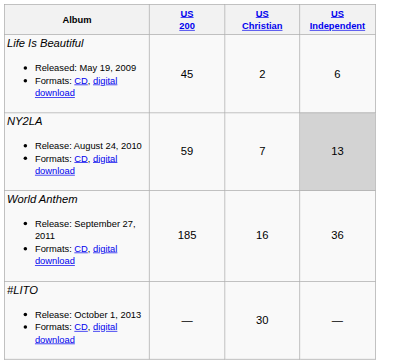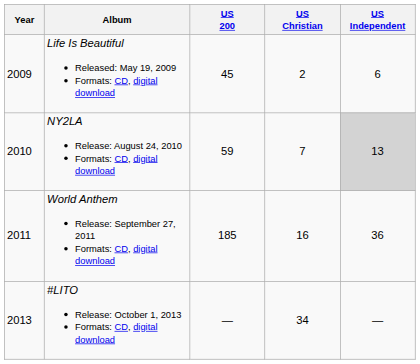+ column: (24, 20)
(262, 320) 30 -> (302, 320) 34
